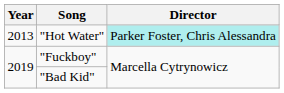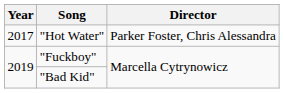(21, 35) 2013 -> (21, 35) 2017
(193, 35) paleturquoise background -> (193, 35) no background
